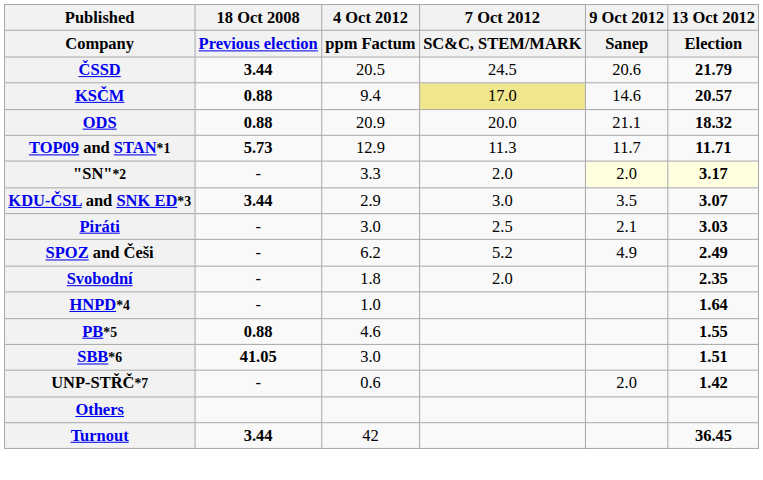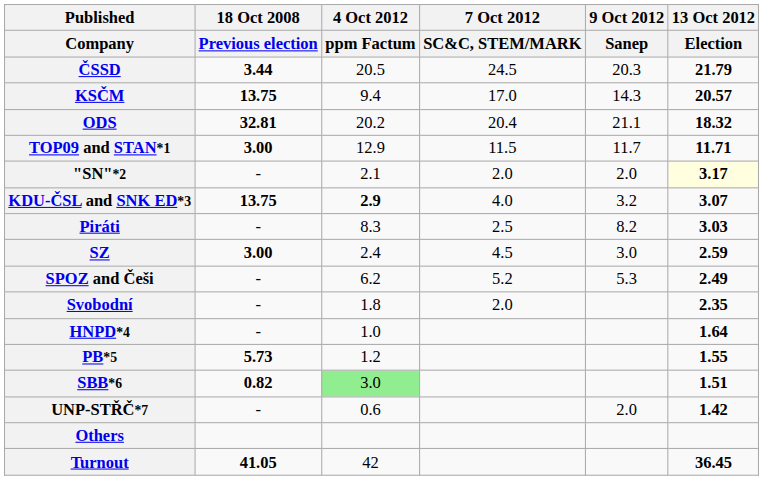(627, 69) 20.6 -> (627, 69) 20.3
(258, 95) 0.88 -> (258, 95) 13.75
(502, 95) khaki background -> (502, 95) no background
(627, 95) 14.6 -> (627, 95) 14.3
(258, 122) 0.88 -> (258, 122) 32.81
(370, 122) 20.9 -> (370, 122) 20.2
(502, 122) 20.0 -> (502, 122) 20.4
(258, 148) 5.73 -> (258, 148) 3.00
(502, 148) 11.3 -> (502, 148) 11.5
(370, 174) 3.3 -> (370, 174) 2.1
(627, 174) lightyellow background -> (627, 174) no background
(258, 200) 3.44 -> (258, 200) 13.75
(370, 200) normal -> (370, 200) bold
(502, 200) 3.0 -> (502, 200) 4.0
(627, 200) 3.5 -> (627, 200) 3.2
(370, 226) 3.0 -> (370, 226) 8.3
(627, 226) 2.1 -> (627, 226) 8.2
+ row: (100, 252)
(627, 252) 4.9 -> (627, 278) 5.3
(258, 331) 0.88 -> (258, 357) 5.73
(370, 331) 4.6 -> (370, 357) 1.2
(258, 357) 41.05 -> (258, 383) 0.82
(370, 357) no background -> (370, 383) lightgreen background
(258, 435) 3.44 -> (258, 461) 41.05
